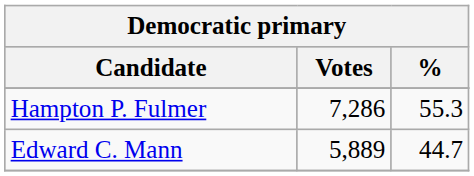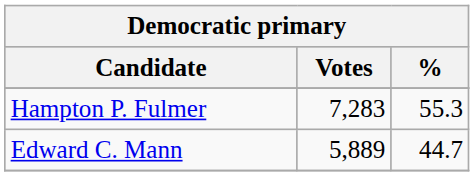(357, 108) 7,286 -> (357, 108) 7,283
